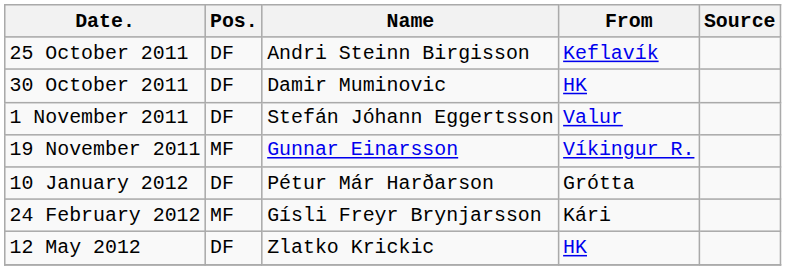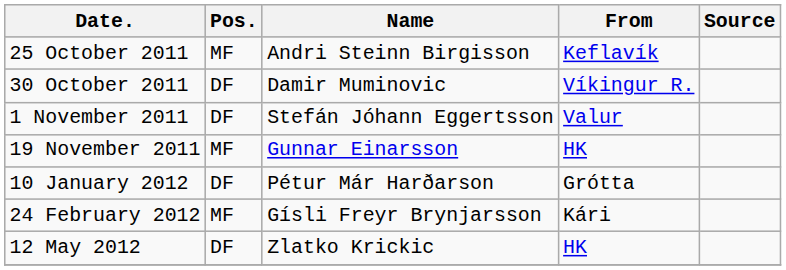(222, 53) DF -> (222, 53) MF
(575, 86) HK -> (629, 86) Víkingur R.
(629, 151) Víkingur R. -> (575, 151) HK
